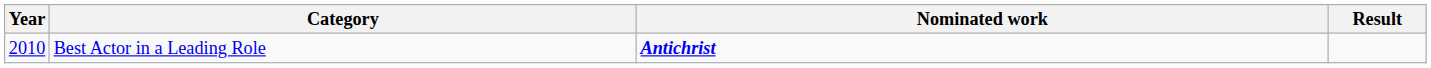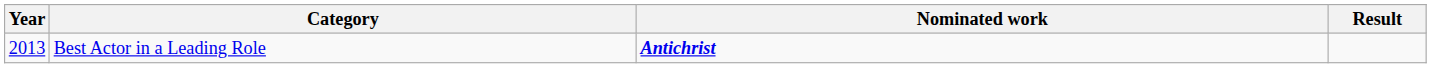(27, 47) 2010 -> (27, 47) 2013
